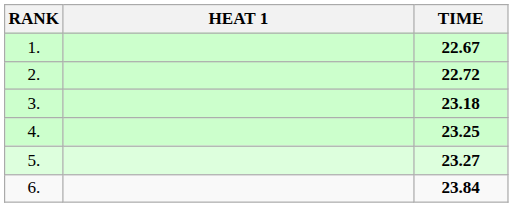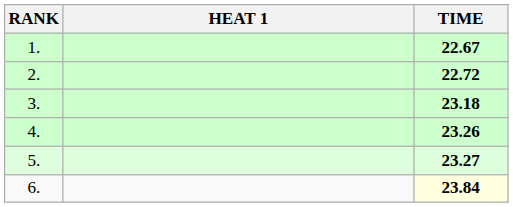(461, 132) 23.25 -> (461, 132) 23.26
(461, 188) no background -> (461, 188) lightyellow background
